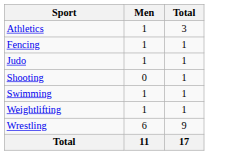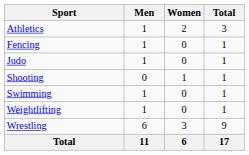+ column: (184, 12)
